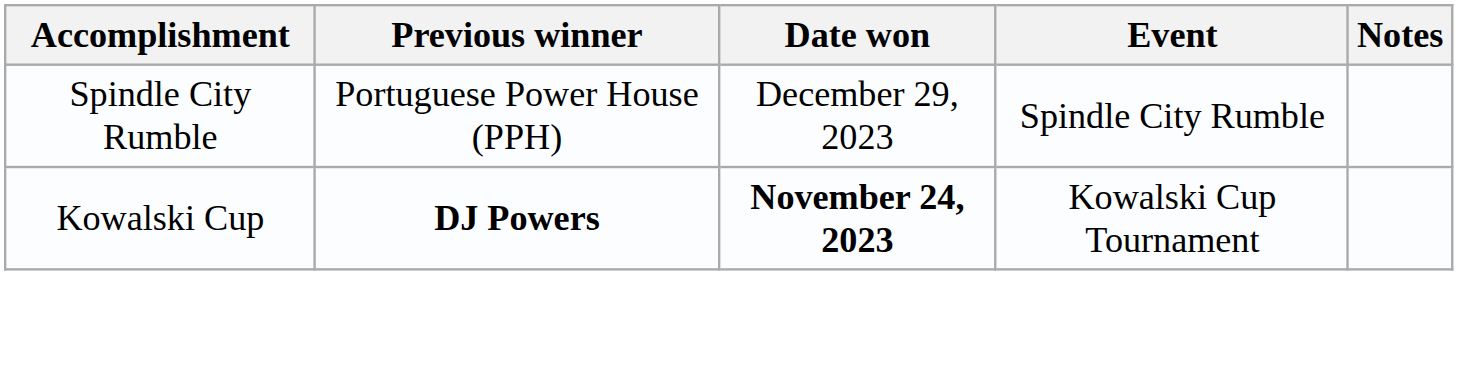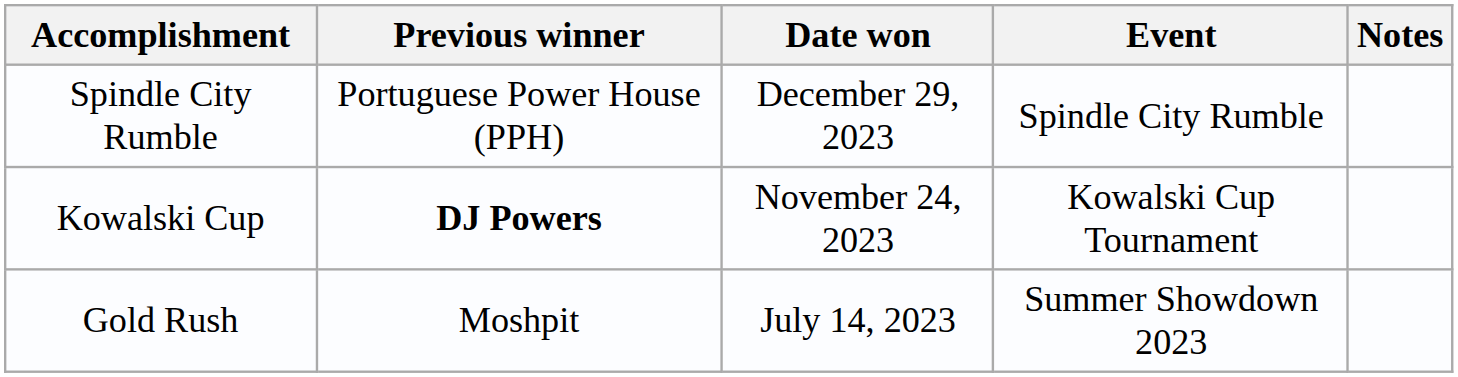(857, 218) bold -> (858, 218) normal
+ row: (161, 320)
